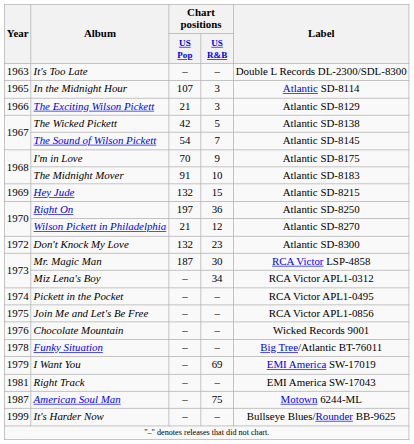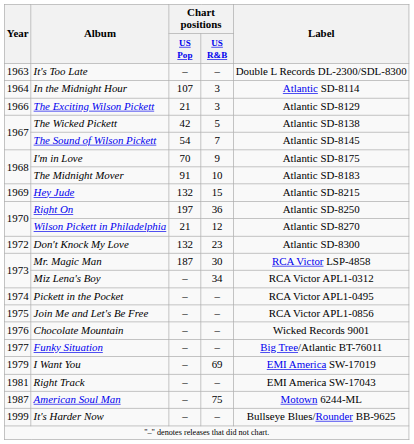(18, 89) 1965 -> (18, 89) 1964
(18, 348) 1978 -> (18, 348) 1977
